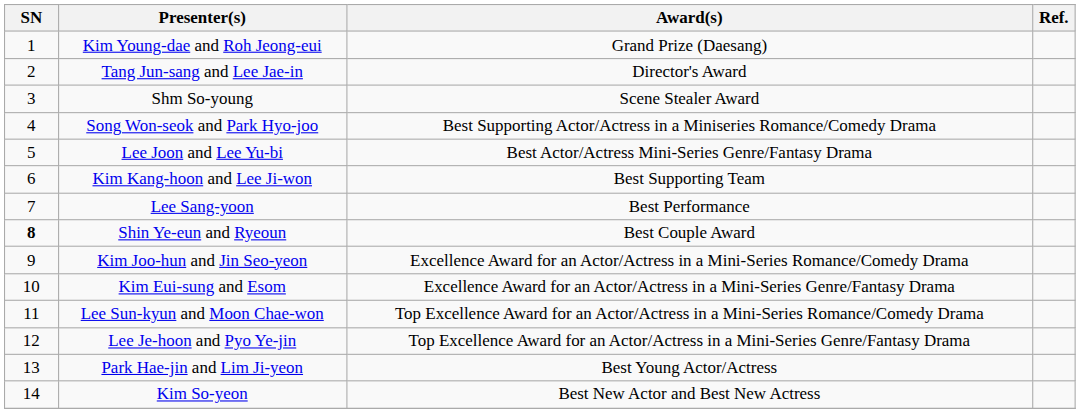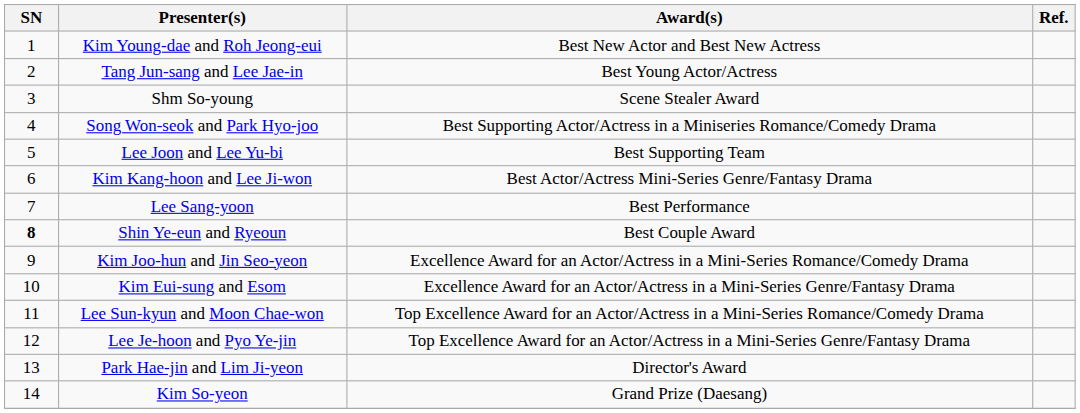(689, 44) Grand Prize (Daesang) -> (689, 44) Best New Actor and Best New Actress
(689, 71) Director's Award -> (689, 71) Best Young Actor/Actress
(689, 152) Best Actor/Actress Mini-Series Genre/Fantasy Drama -> (689, 152) Best Supporting Team
(689, 179) Best Supporting Team -> (689, 179) Best Actor/Actress Mini-Series Genre/Fantasy Drama
(689, 367) Best Young Actor/Actress -> (689, 367) Director's Award
(689, 394) Best New Actor and Best New Actress -> (689, 394) Grand Prize (Daesang)
